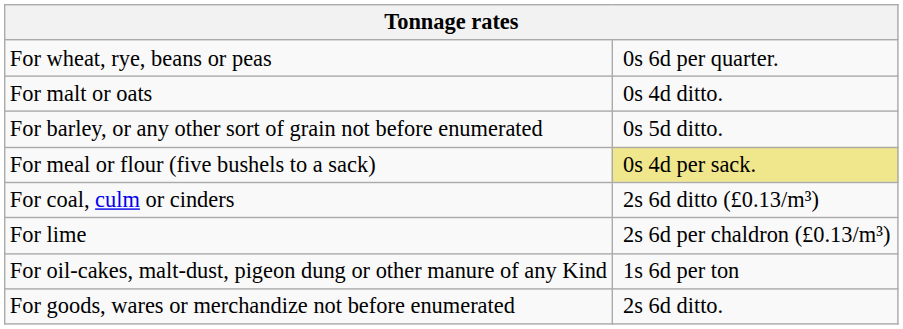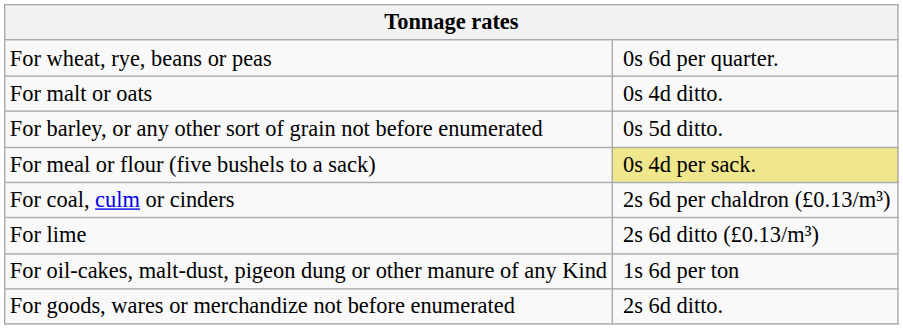(718, 199) 2s 6d ditto (£0.13/m³) -> (754, 199) 2s 6d per chaldron (£0.13/m³)
(754, 235) 2s 6d per chaldron (£0.13/m³) -> (718, 235) 2s 6d ditto (£0.13/m³)
